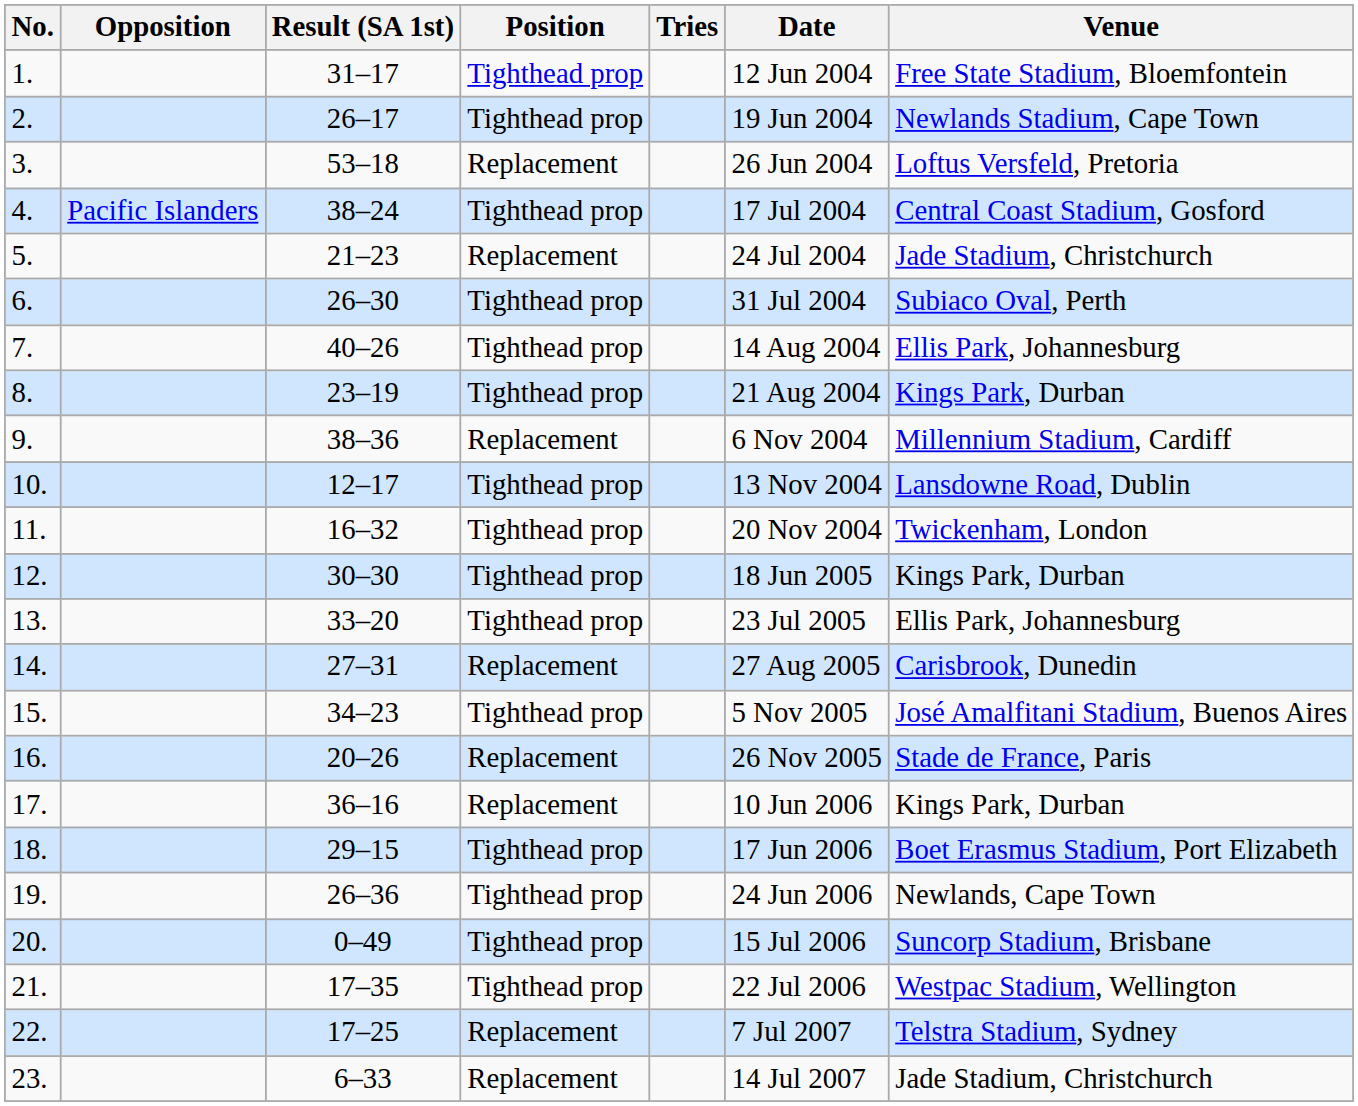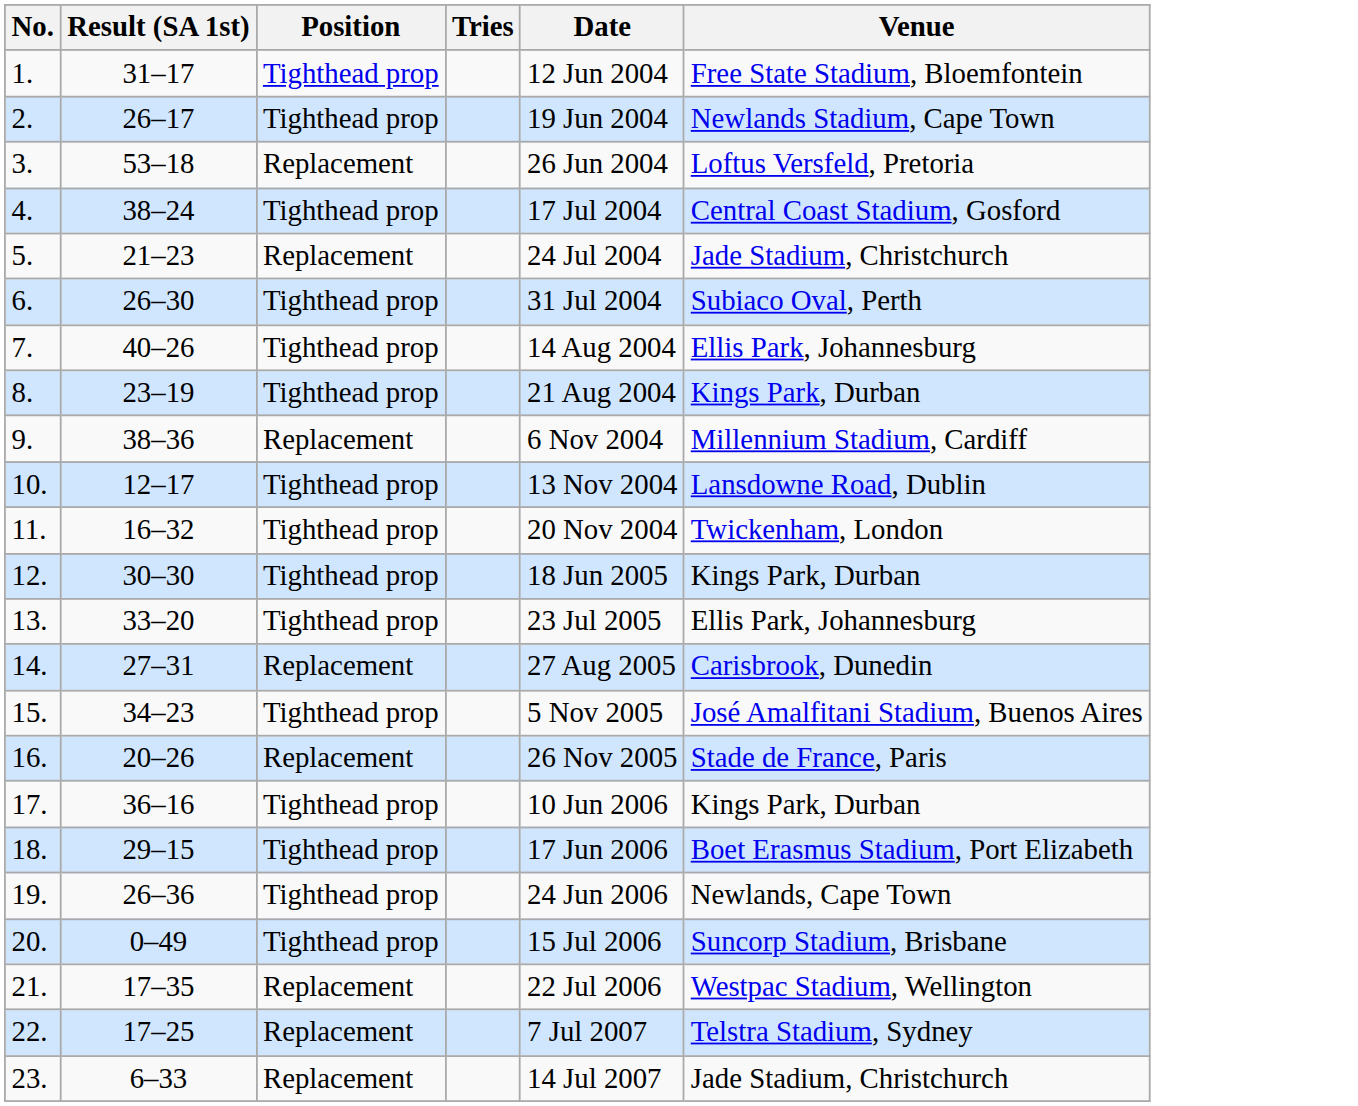- column: (163, 27)
(542, 803) Replacement -> (351, 803) Tighthead prop
(555, 986) Tighthead prop -> (338, 986) Replacement
